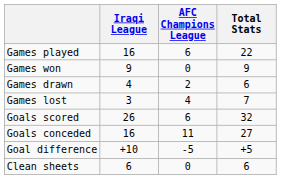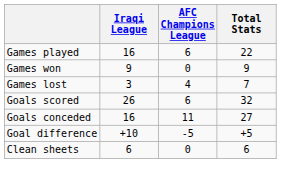- row: (40, 85)
